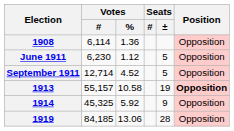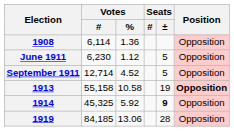(99, 88) 55,157 -> (99, 88) 55,158
(165, 103) normal -> (165, 103) bold
